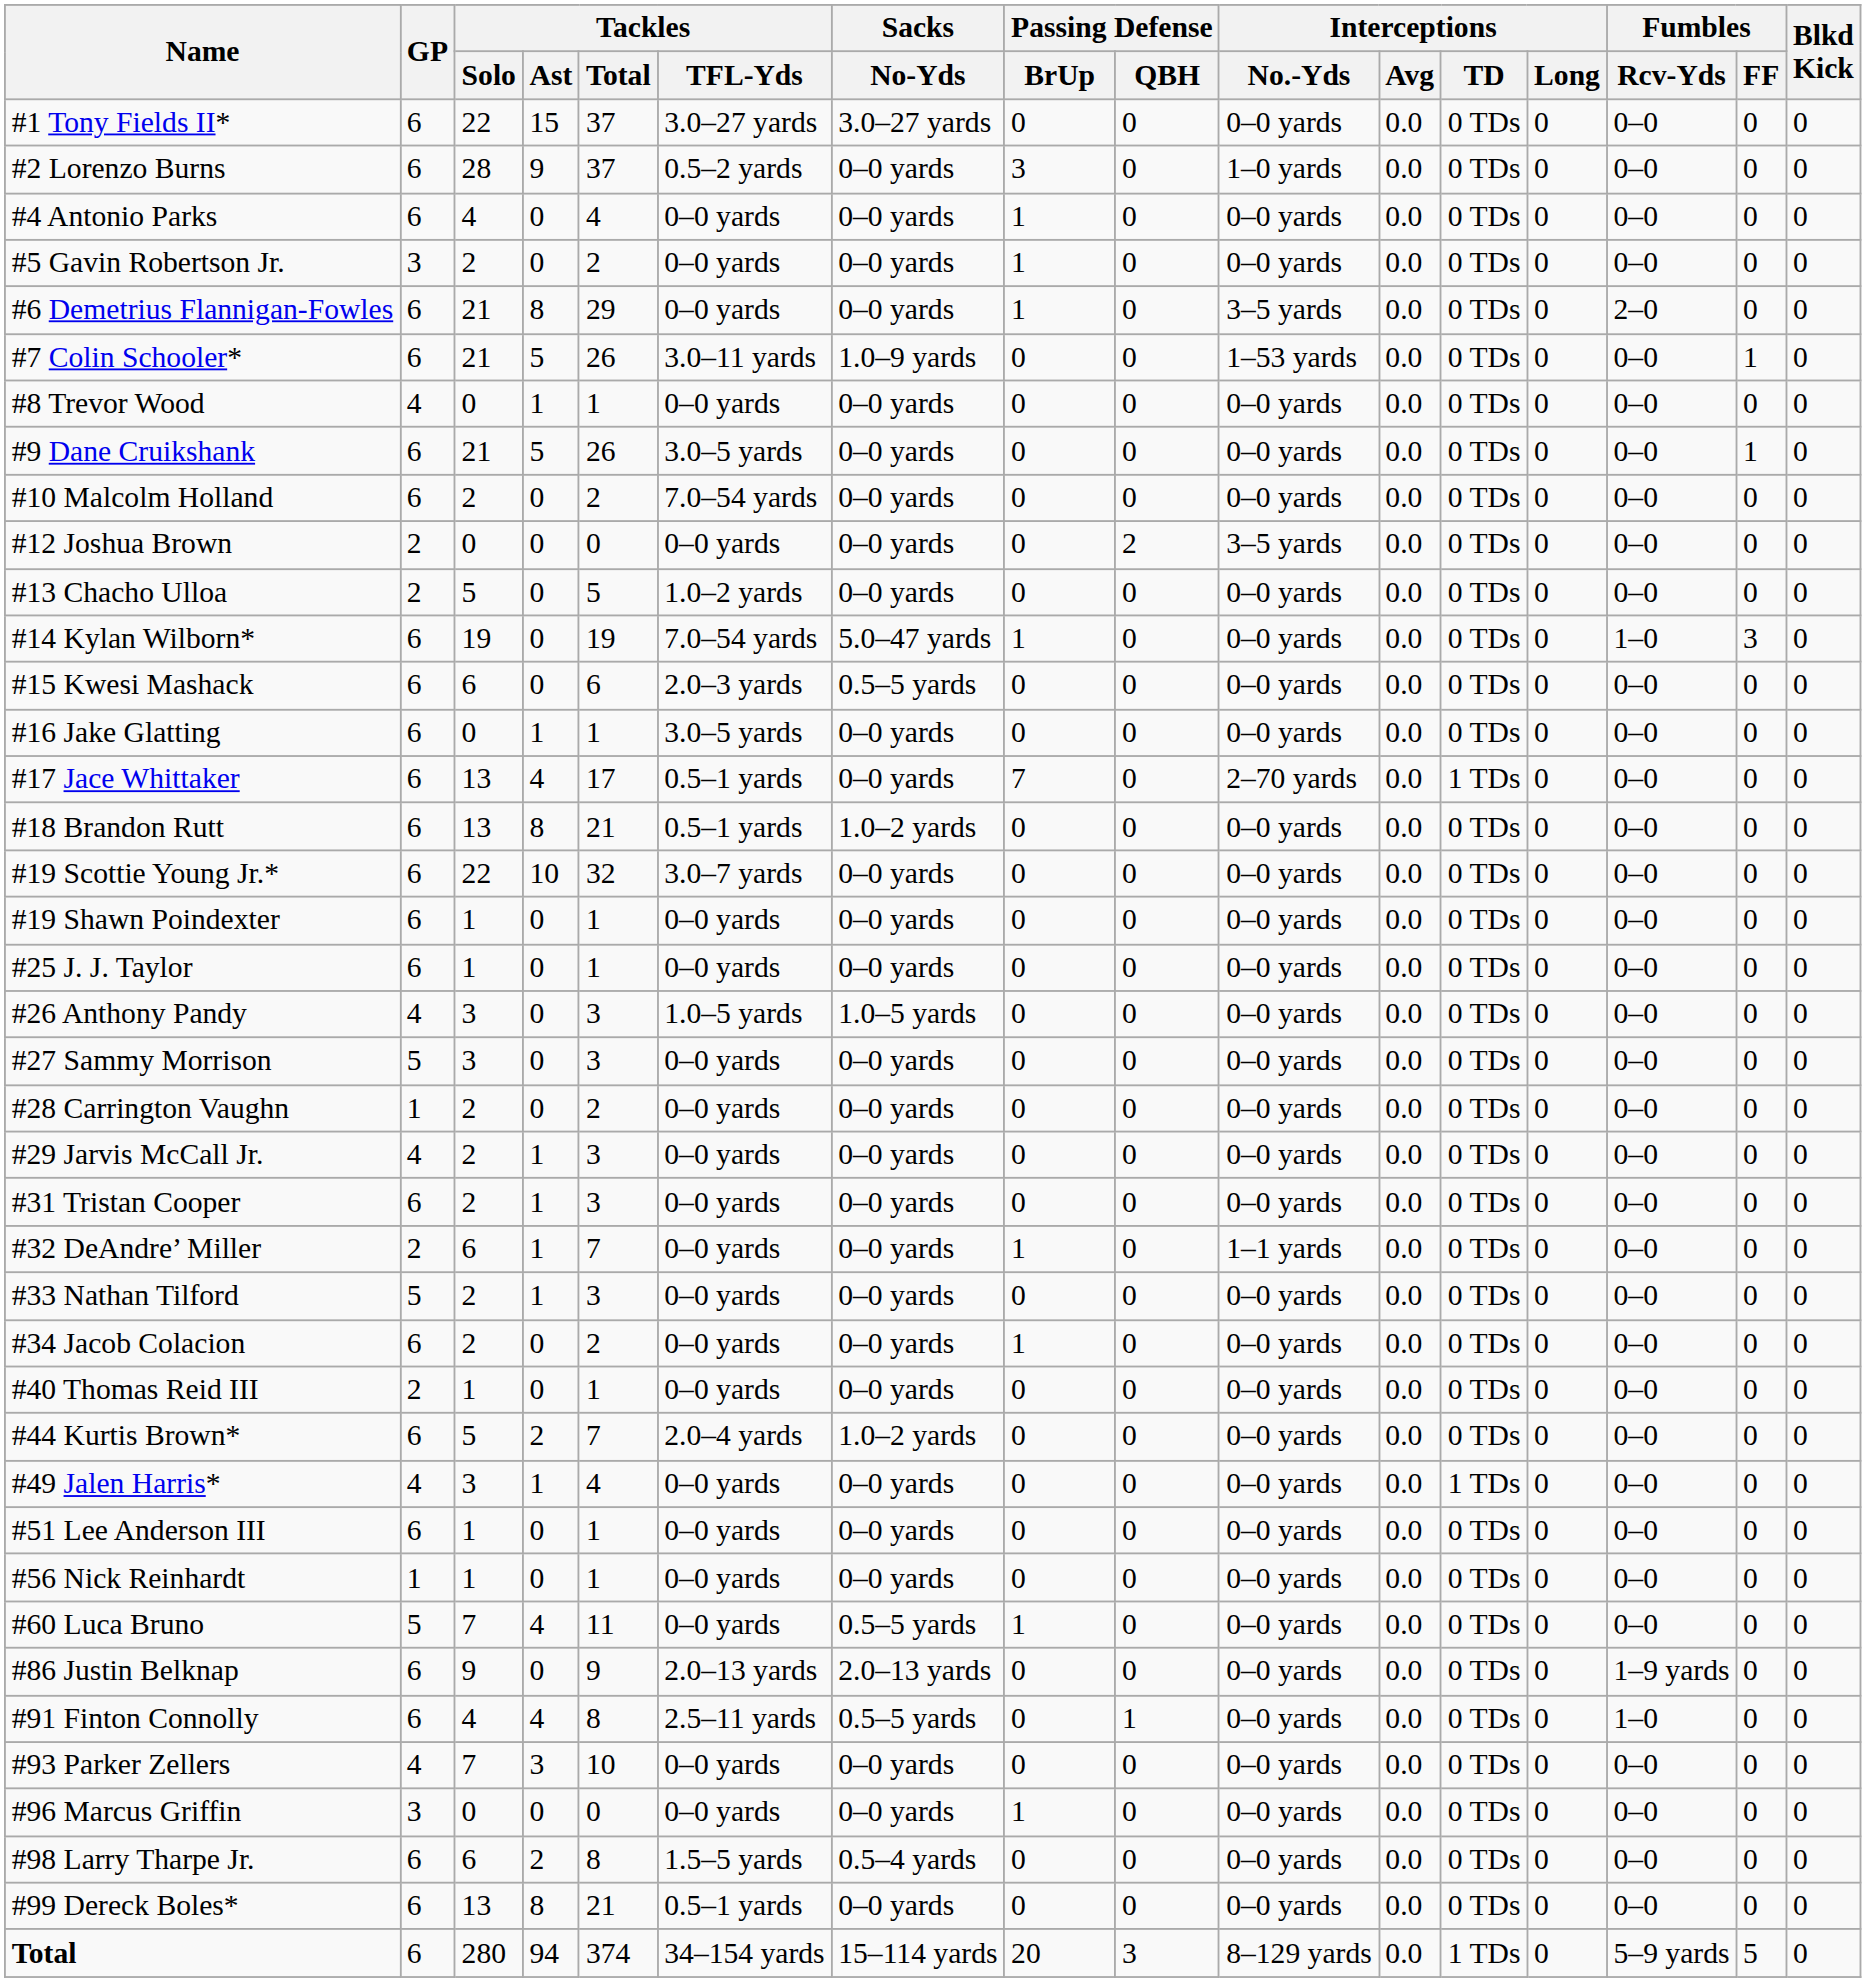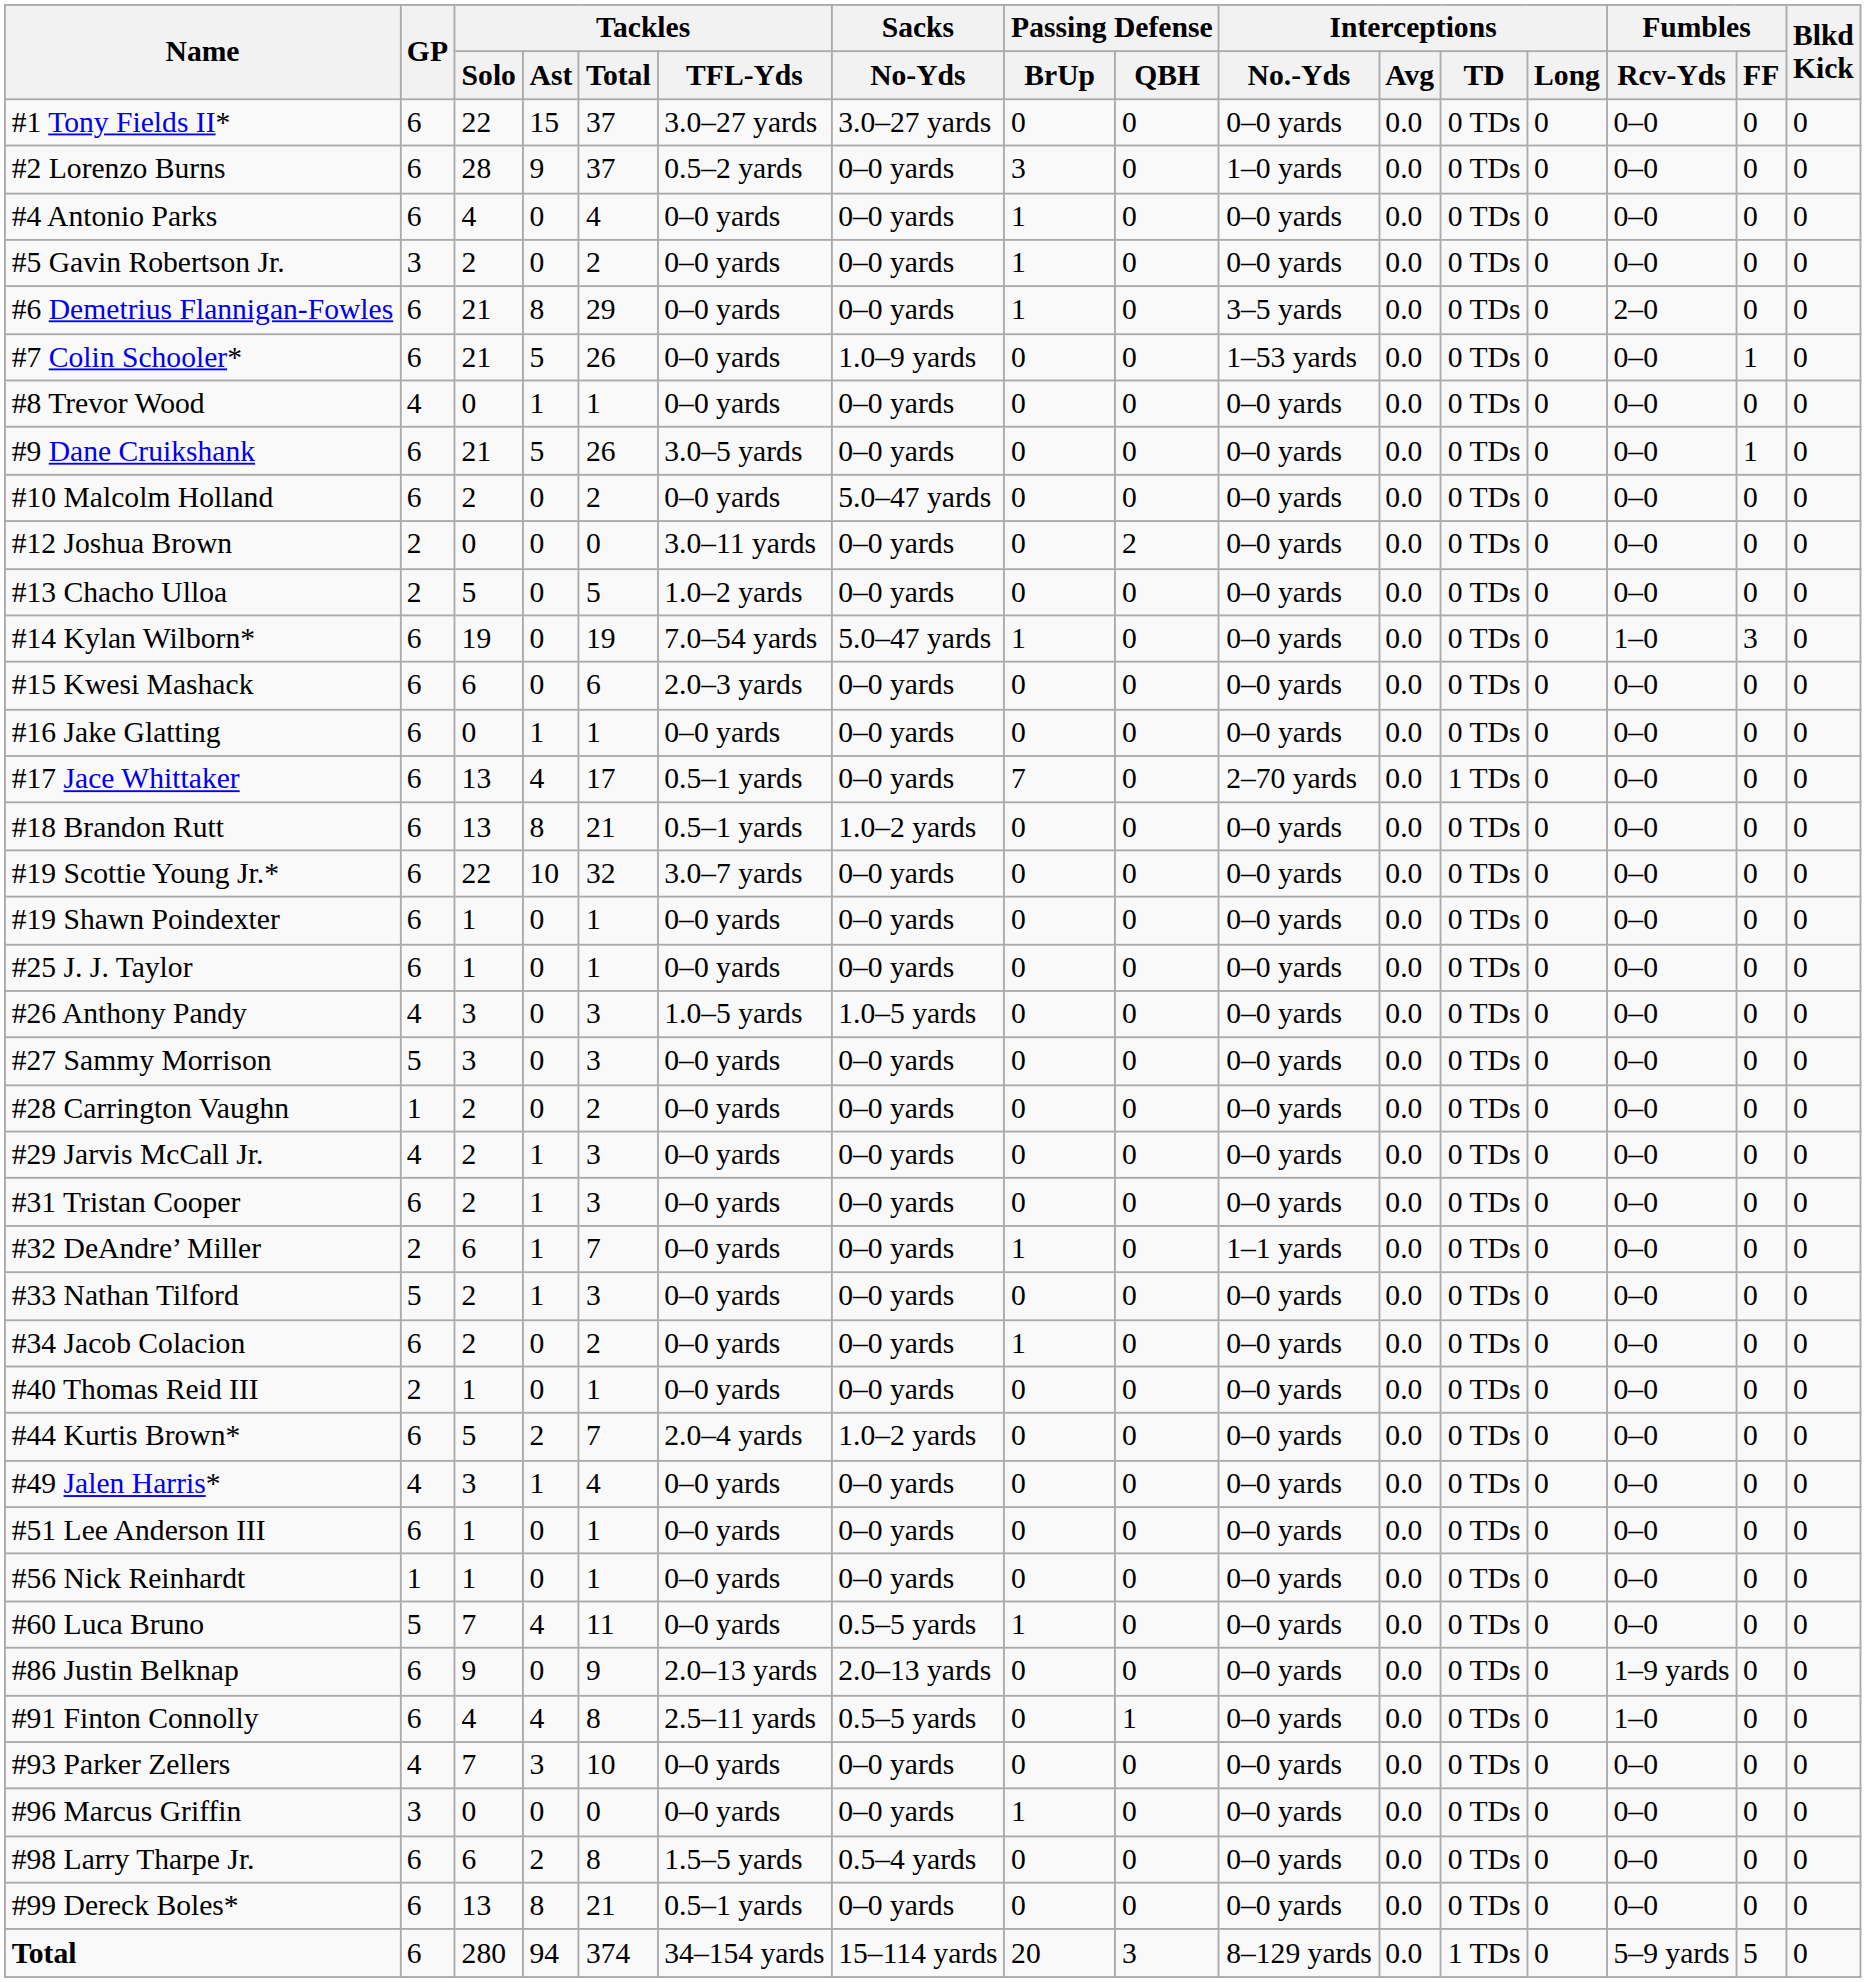(740, 356) 3.0–11 yards -> (722, 356) 0–0 yards
(741, 497) 7.0–54 yards -> (722, 497) 0–0 yards
(896, 497) 0–0 yards -> (915, 497) 5.0–47 yards
(722, 544) 0–0 yards -> (740, 544) 3.0–11 yards
(1284, 544) 3–5 yards -> (1284, 544) 0–0 yards
(907, 685) 0.5–5 yards -> (896, 685) 0–0 yards
(733, 732) 3.0–5 yards -> (722, 732) 0–0 yards
(1484, 1483) 1 TDs -> (1484, 1483) 0 TDs
